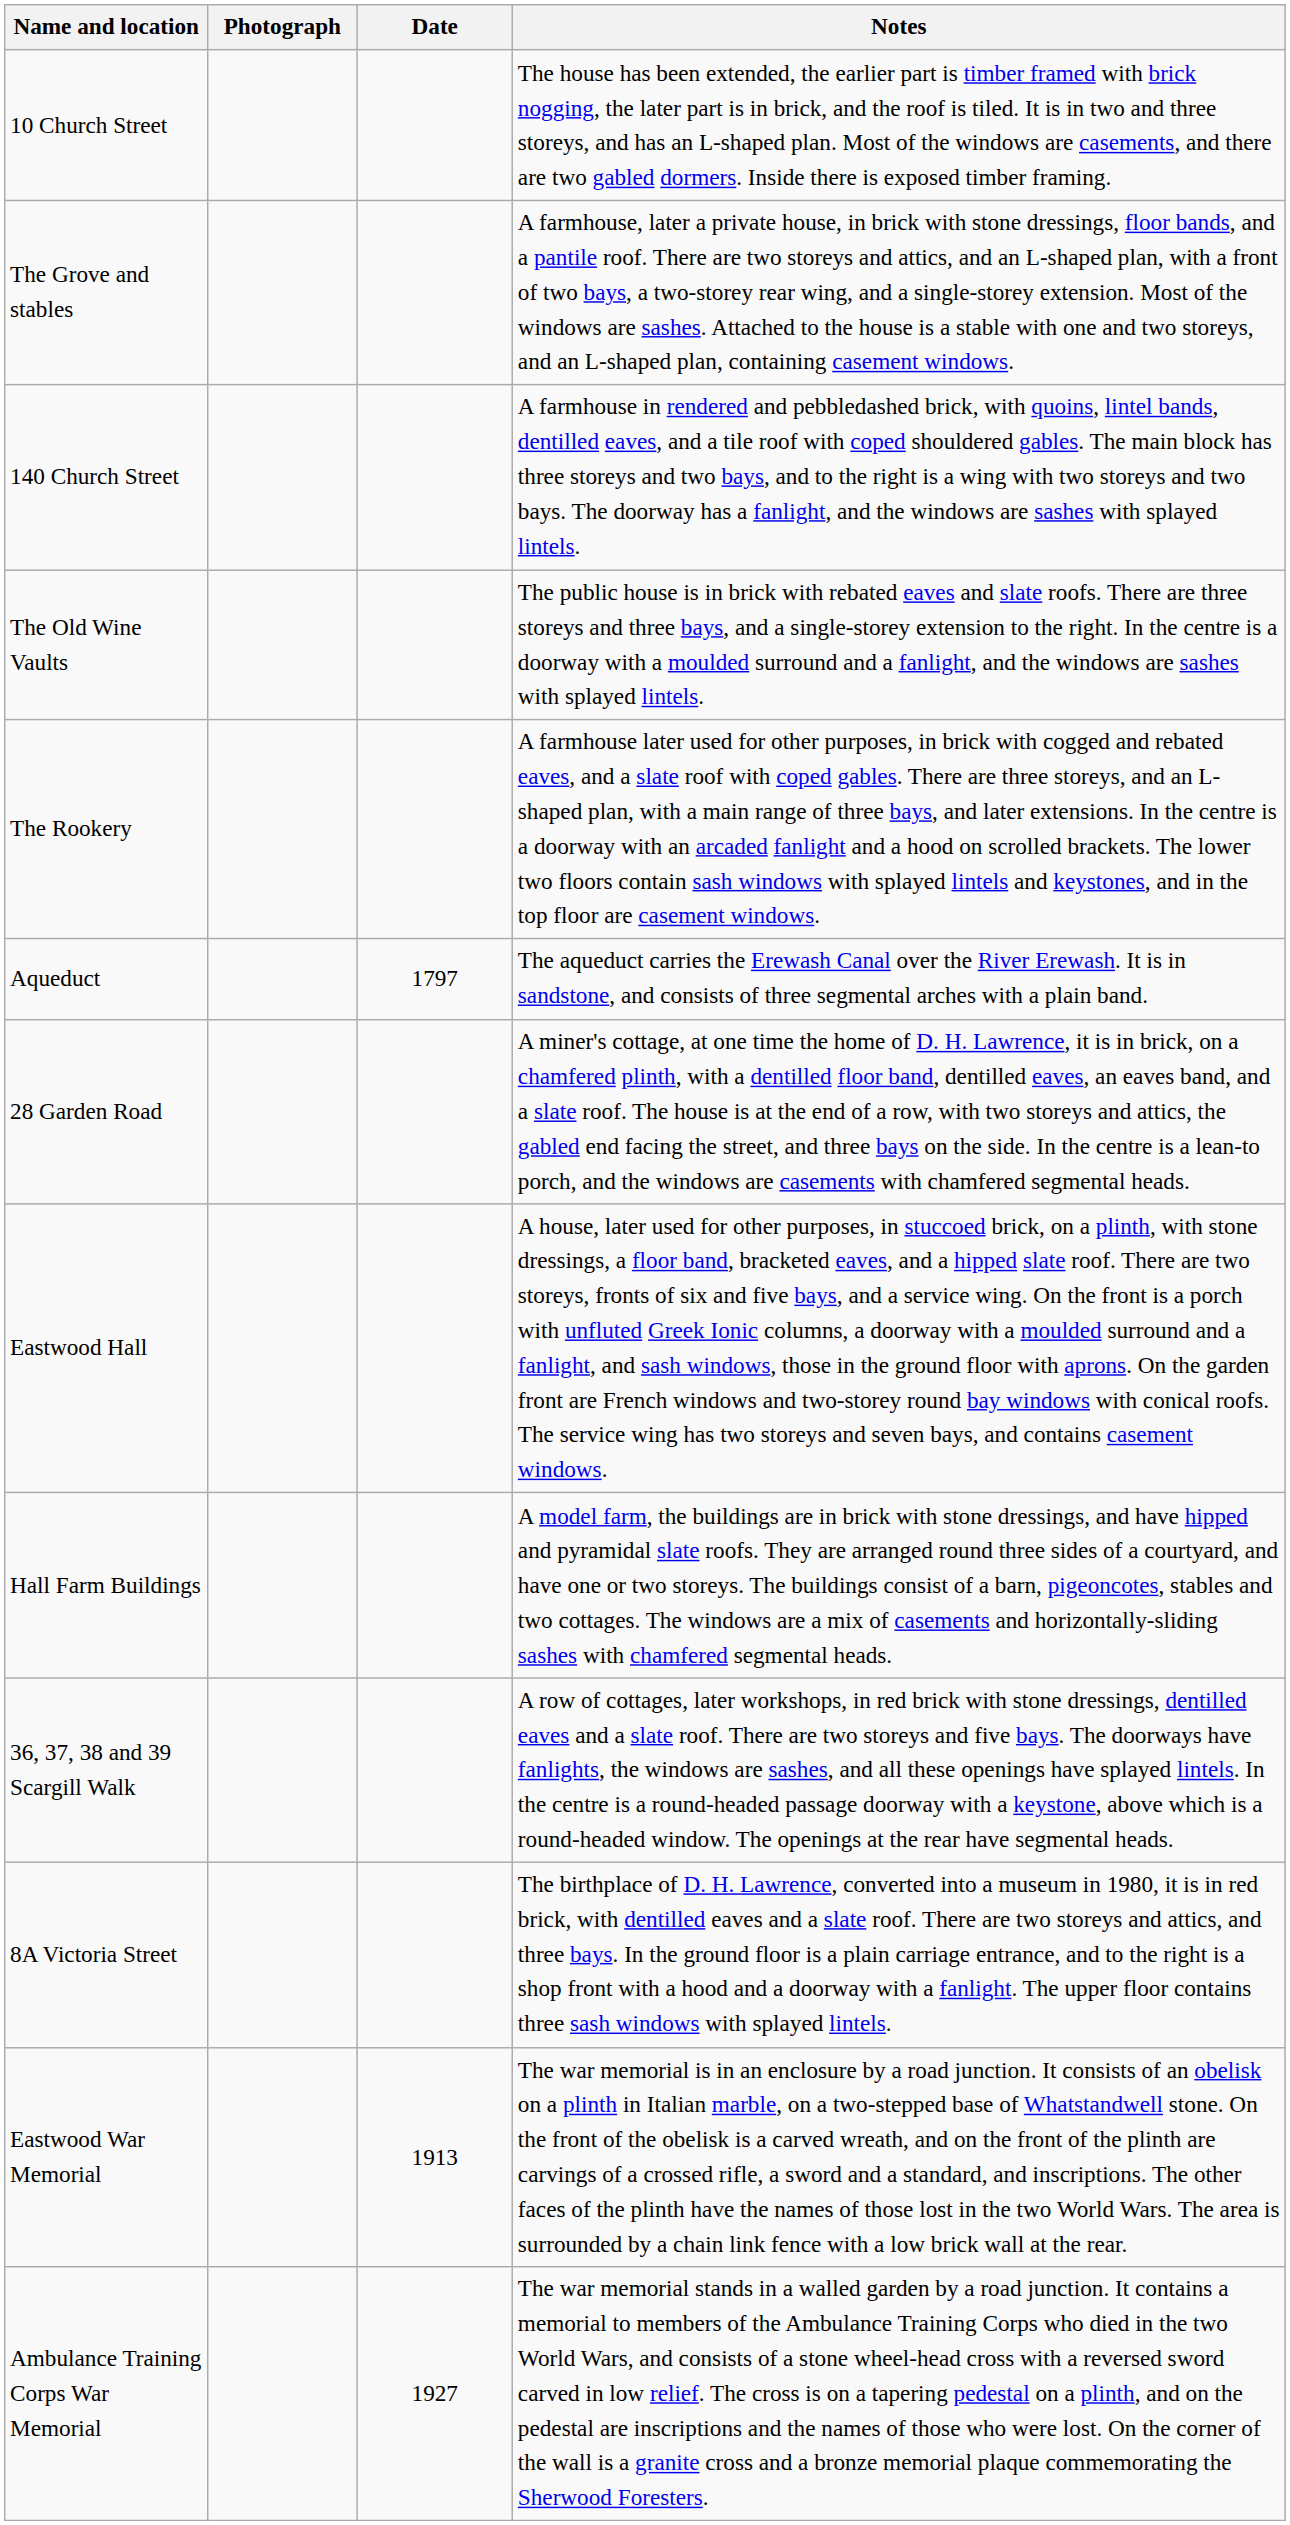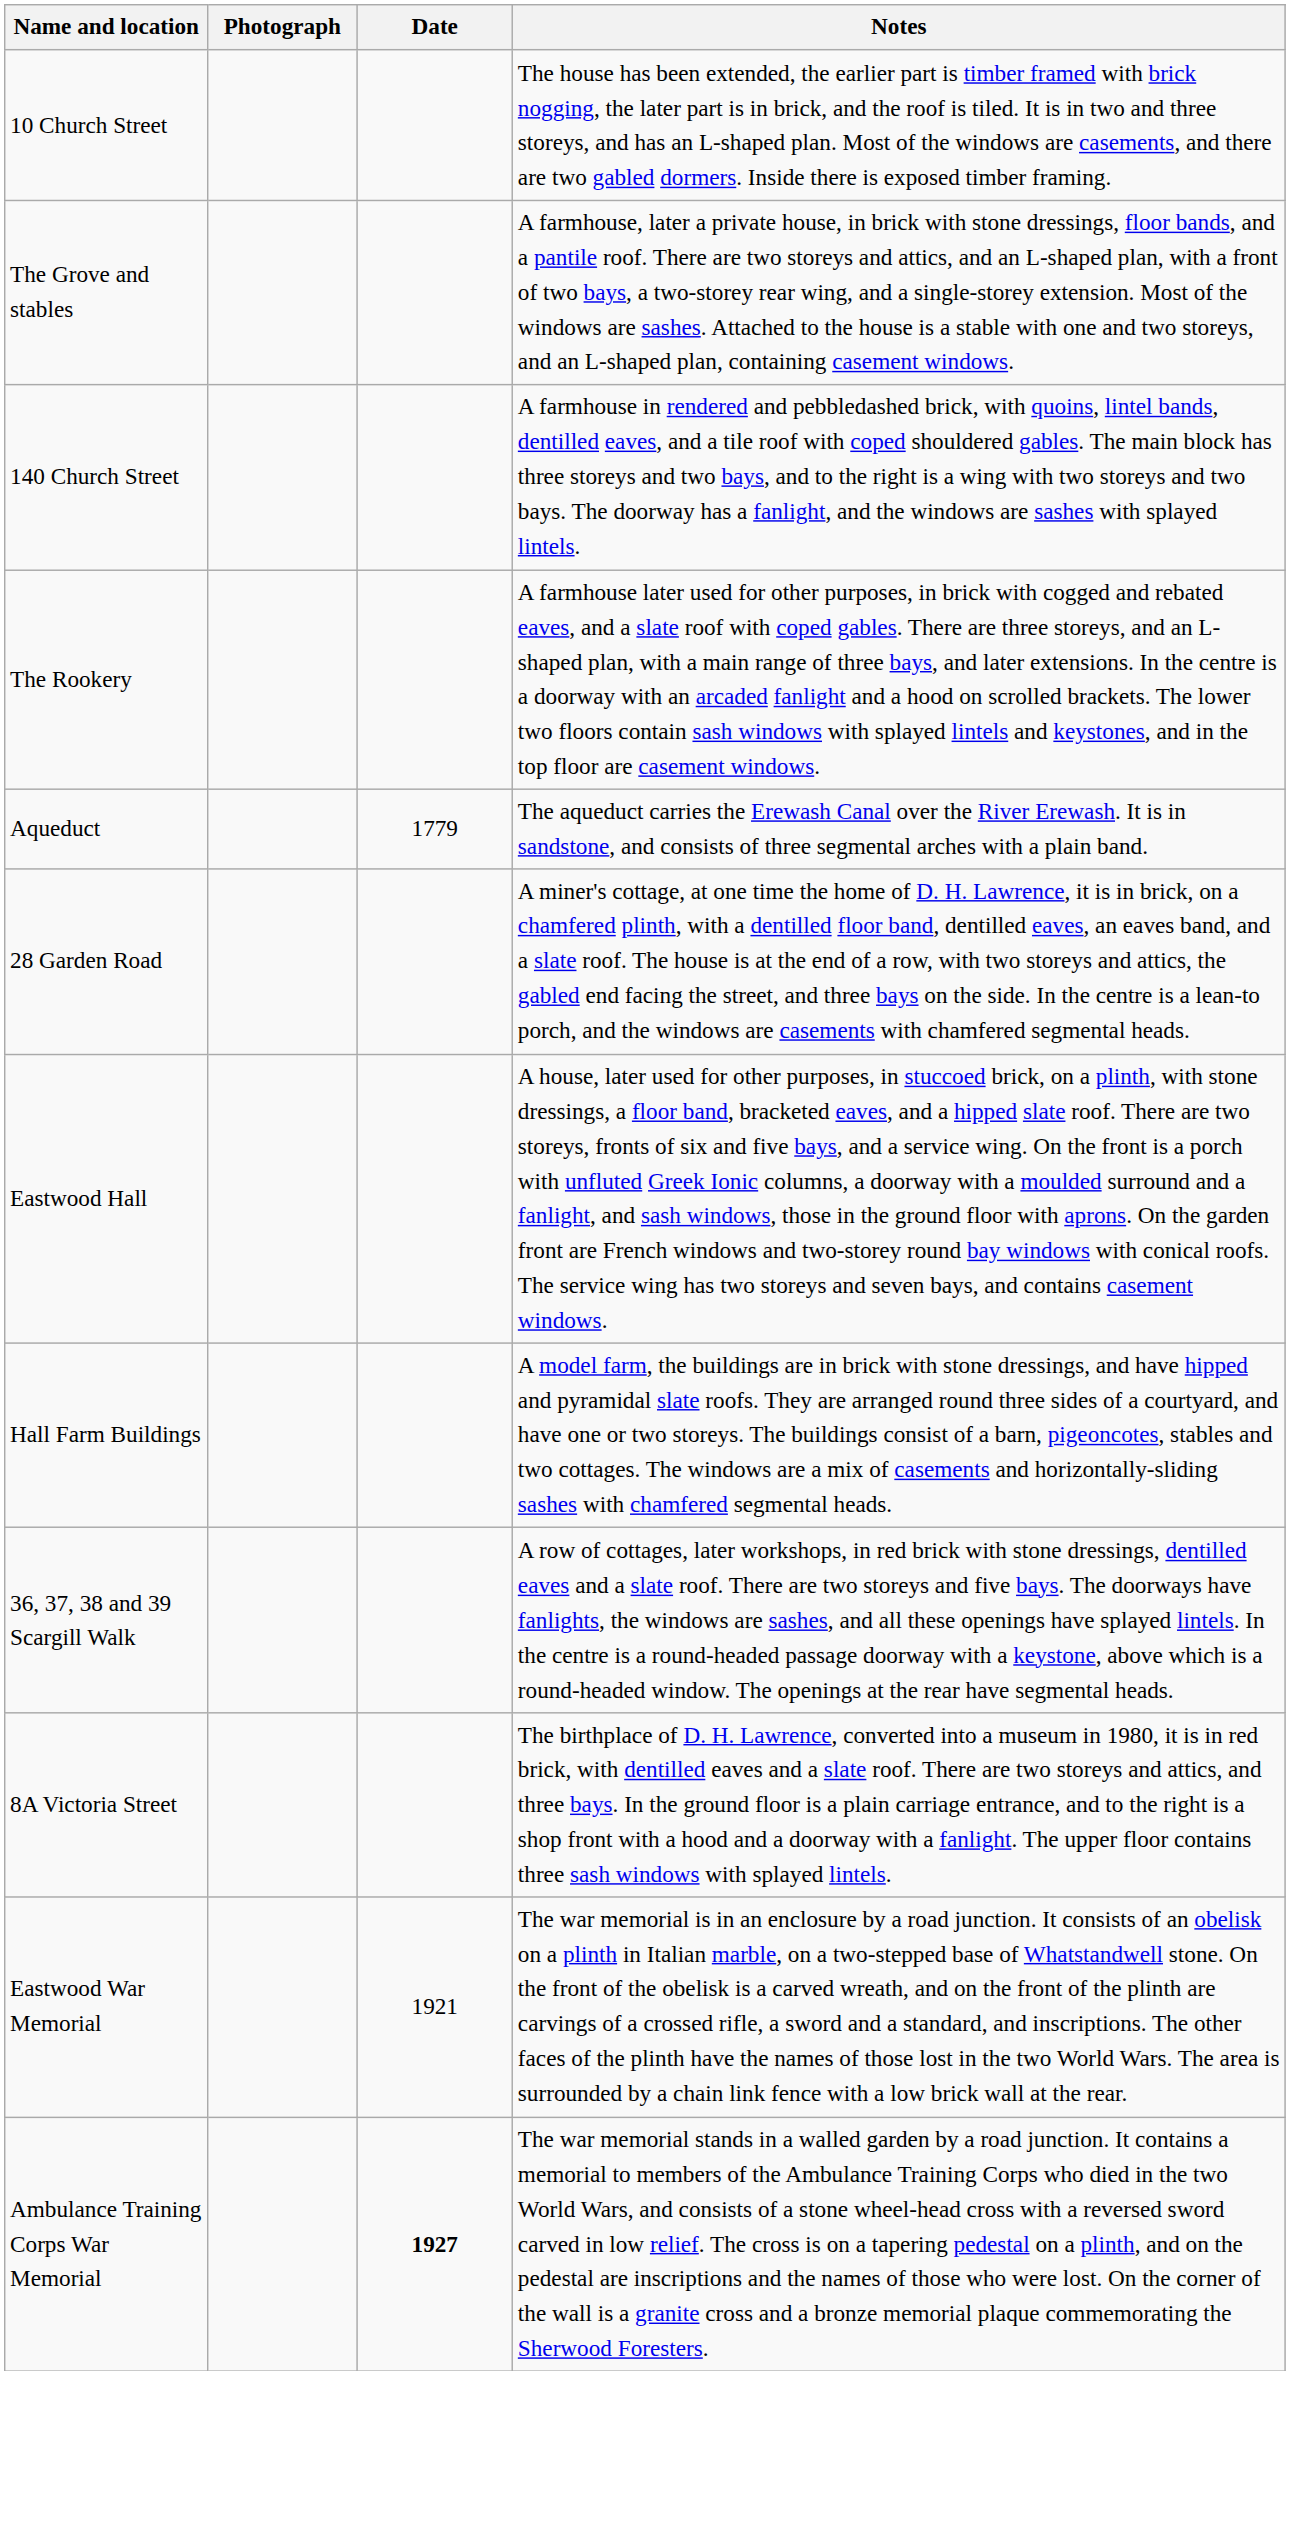- row: (76, 644)
(435, 978) 1797 -> (435, 828) 1779
(435, 2156) 1913 -> (435, 2006) 1921
(435, 2393) normal -> (435, 2243) bold
